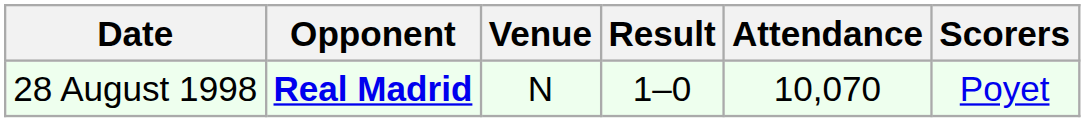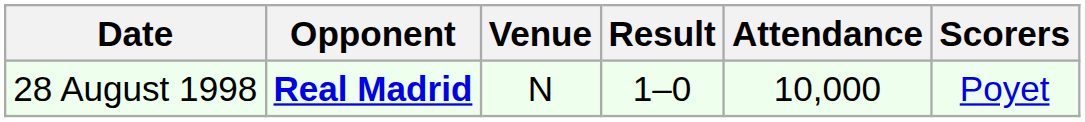(827, 89) 10,070 -> (827, 89) 10,000
